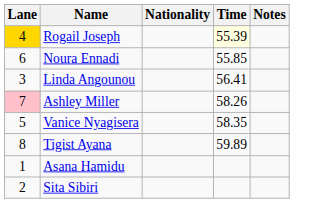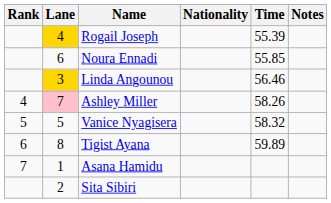+ column: (23, 15)
(232, 36) lightyellow background -> (270, 36) no background
(22, 79) no background -> (60, 79) gold background
(232, 79) 56.41 -> (270, 79) 56.46
(232, 123) 58.35 -> (270, 123) 58.32
